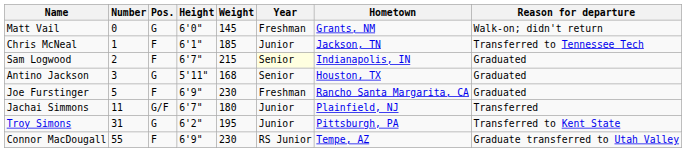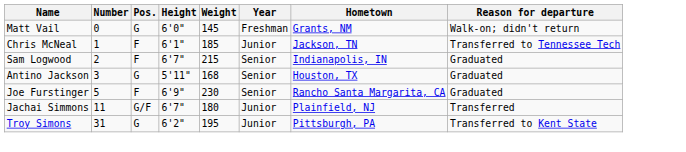(276, 60) lightyellow background -> (259, 60) no background
(282, 92) Freshman -> (259, 92) Senior
- row: (57, 139)
